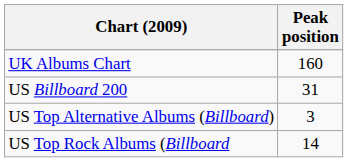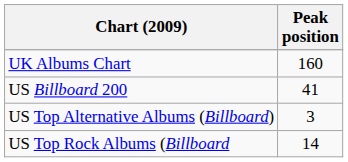(310, 90) 31 -> (310, 90) 41
